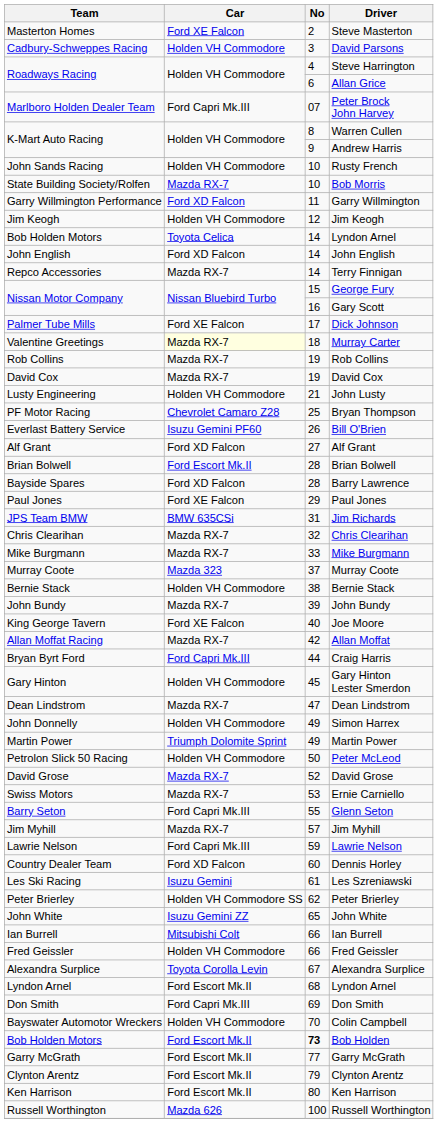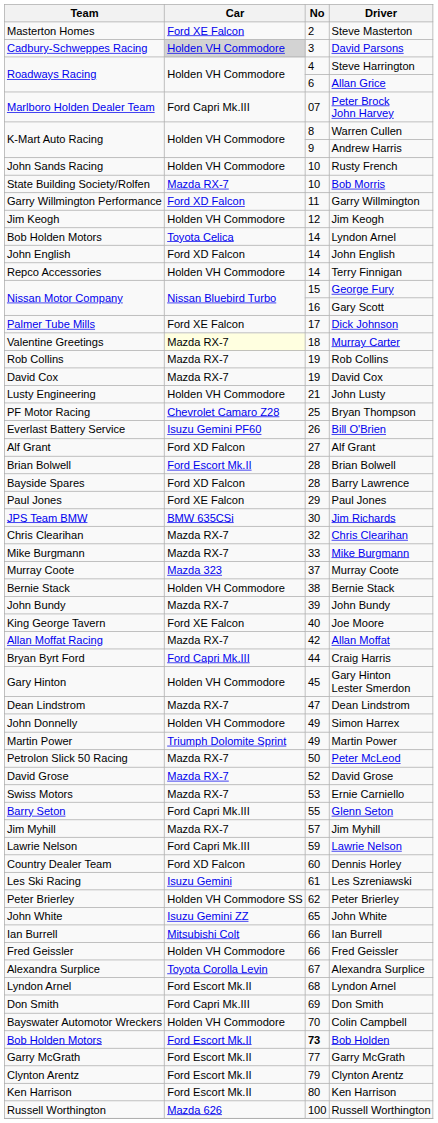(226, 48) no background -> (226, 48) lightgrey background
(198, 272) Mazda RX-7 -> (226, 272) Holden VH Commodore
(314, 518) 31 -> (314, 518) 30
(226, 758) Holden VH Commodore -> (198, 758) Mazda RX-7
